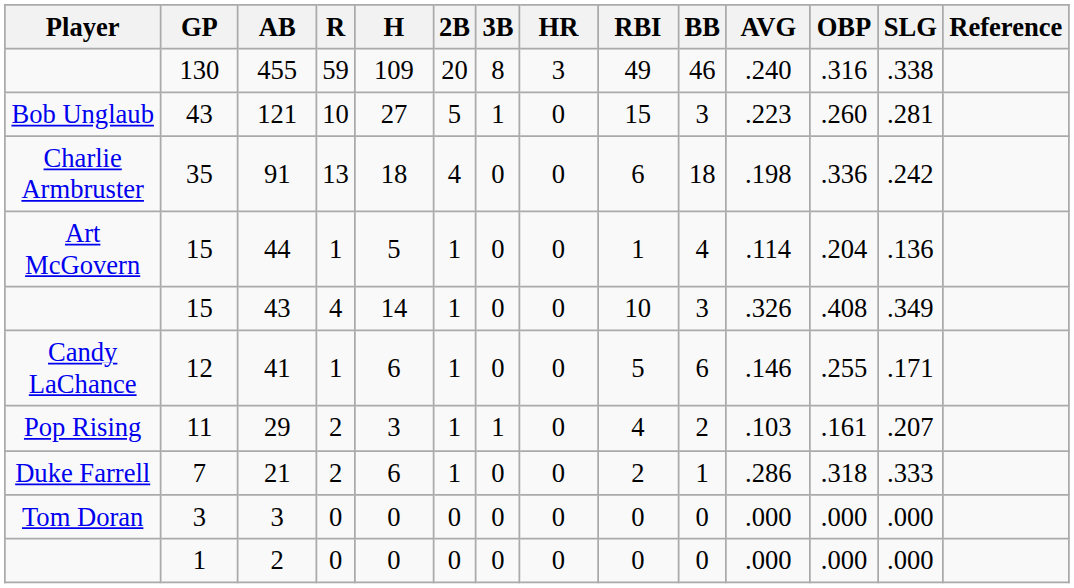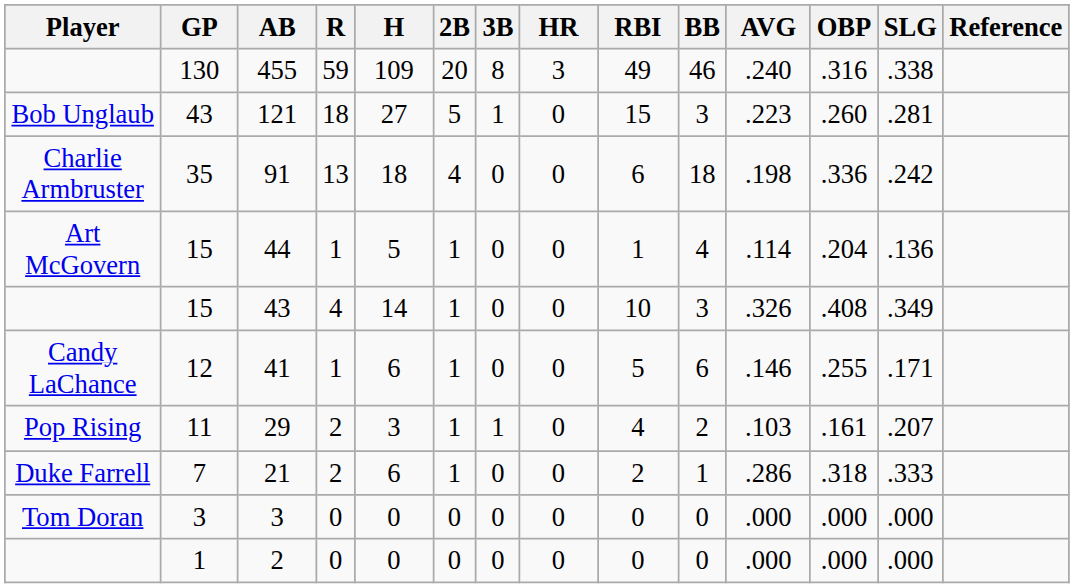(336, 114) 10 -> (336, 114) 18
